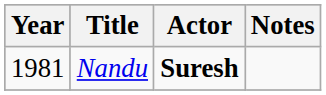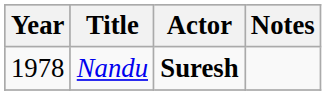(38, 68) 1981 -> (38, 68) 1978
